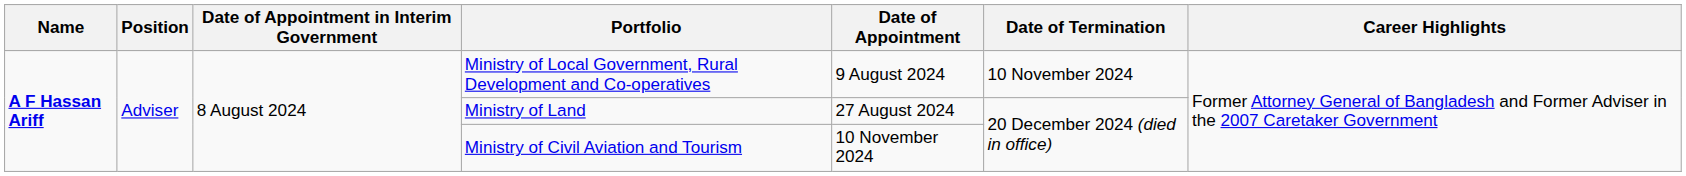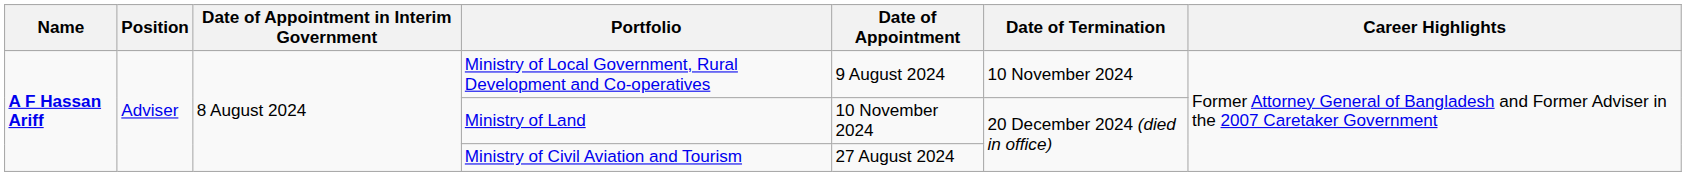(895, 110) 27 August 2024 -> (887, 120) 10 November 2024
(887, 147) 10 November 2024 -> (895, 157) 27 August 2024
